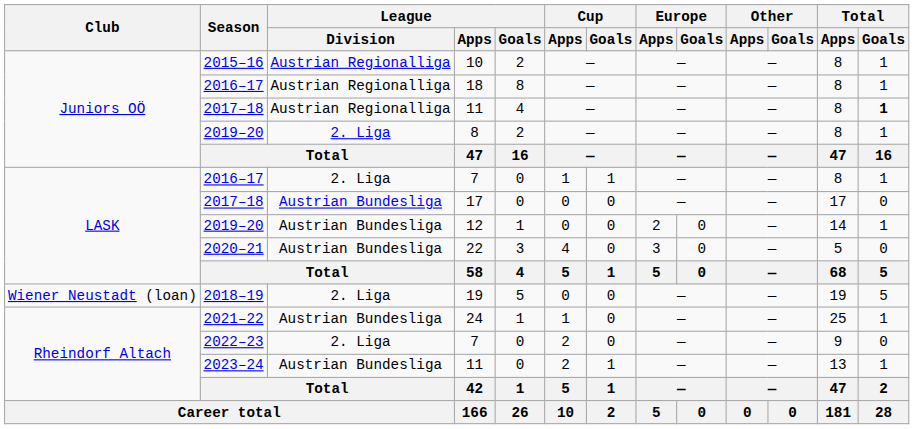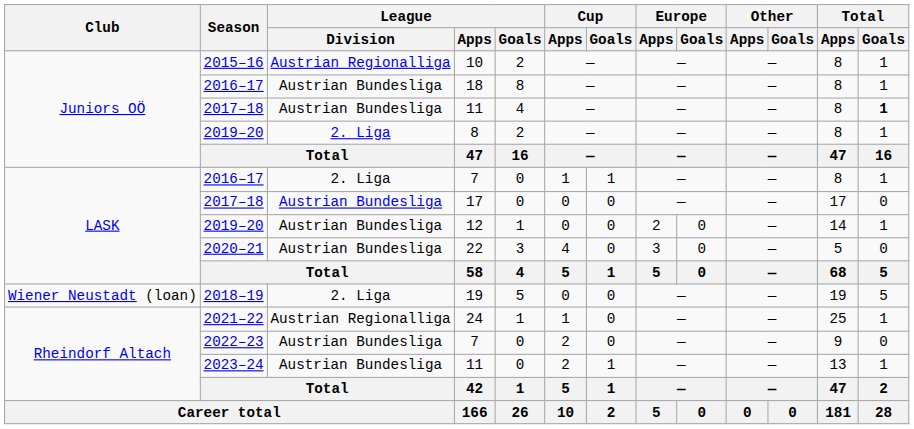(361, 86) Austrian Regionalliga -> (361, 86) Austrian Bundesliga
(361, 109) Austrian Regionalliga -> (361, 109) Austrian Bundesliga
(361, 319) Austrian Bundesliga -> (361, 319) Austrian Regionalliga
(361, 342) 2. Liga -> (361, 342) Austrian Bundesliga
